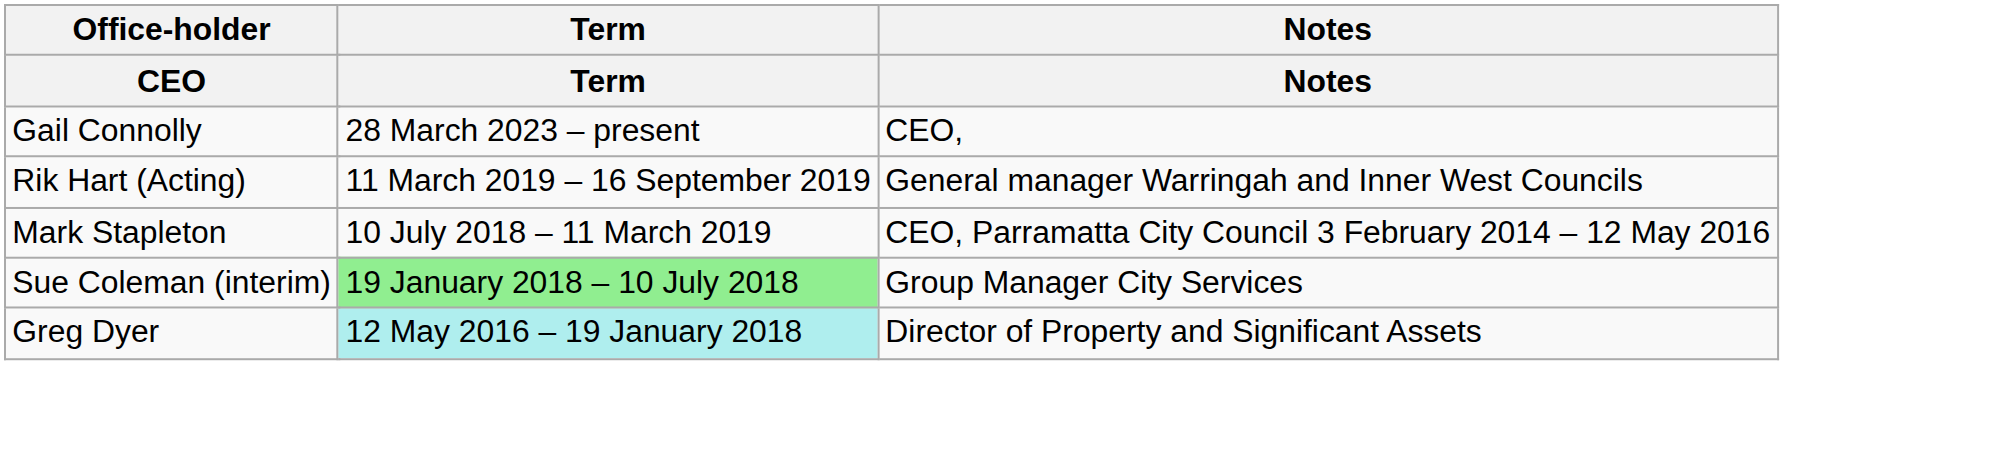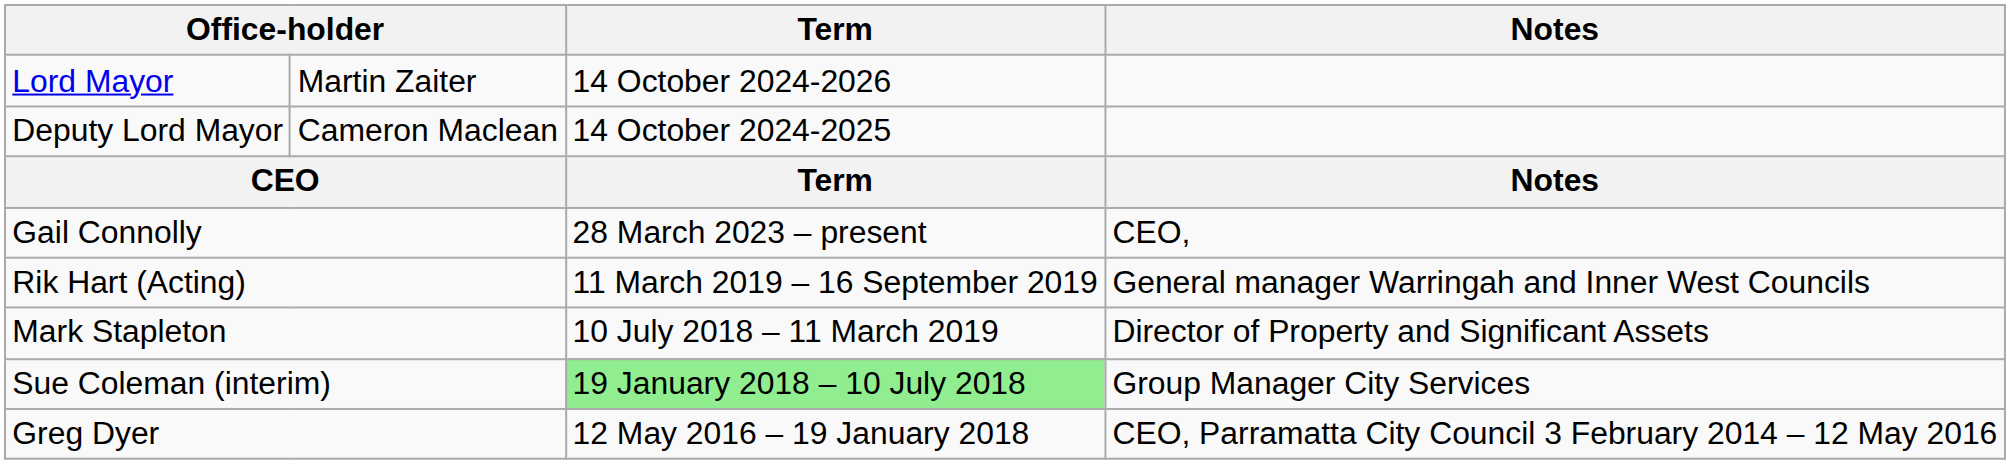+ row: (93, 80)
+ row: (148, 130)
(1328, 231) CEO, Parramatta City Council 3 February 2014 – 12 May 2016 -> (1411, 332) Director of Property and Significant Assets
(574, 332) paleturquoise background -> (801, 433) no background
(1184, 332) Director of Property and Significant Assets -> (1555, 433) CEO, Parramatta City Council 3 February 2014 – 12 May 2016
